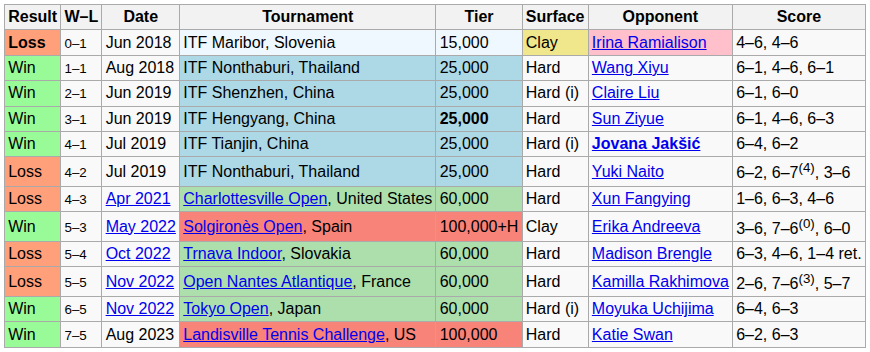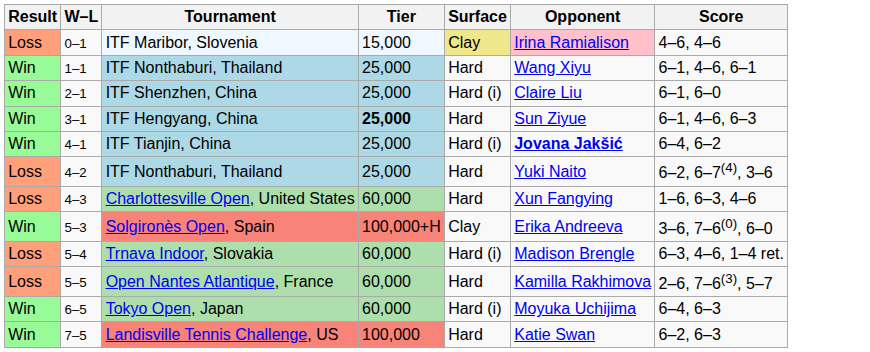- column: (141, 17)
(27, 42) bold -> (25, 42) normal
(543, 254) Hard -> (475, 254) Hard (i)
